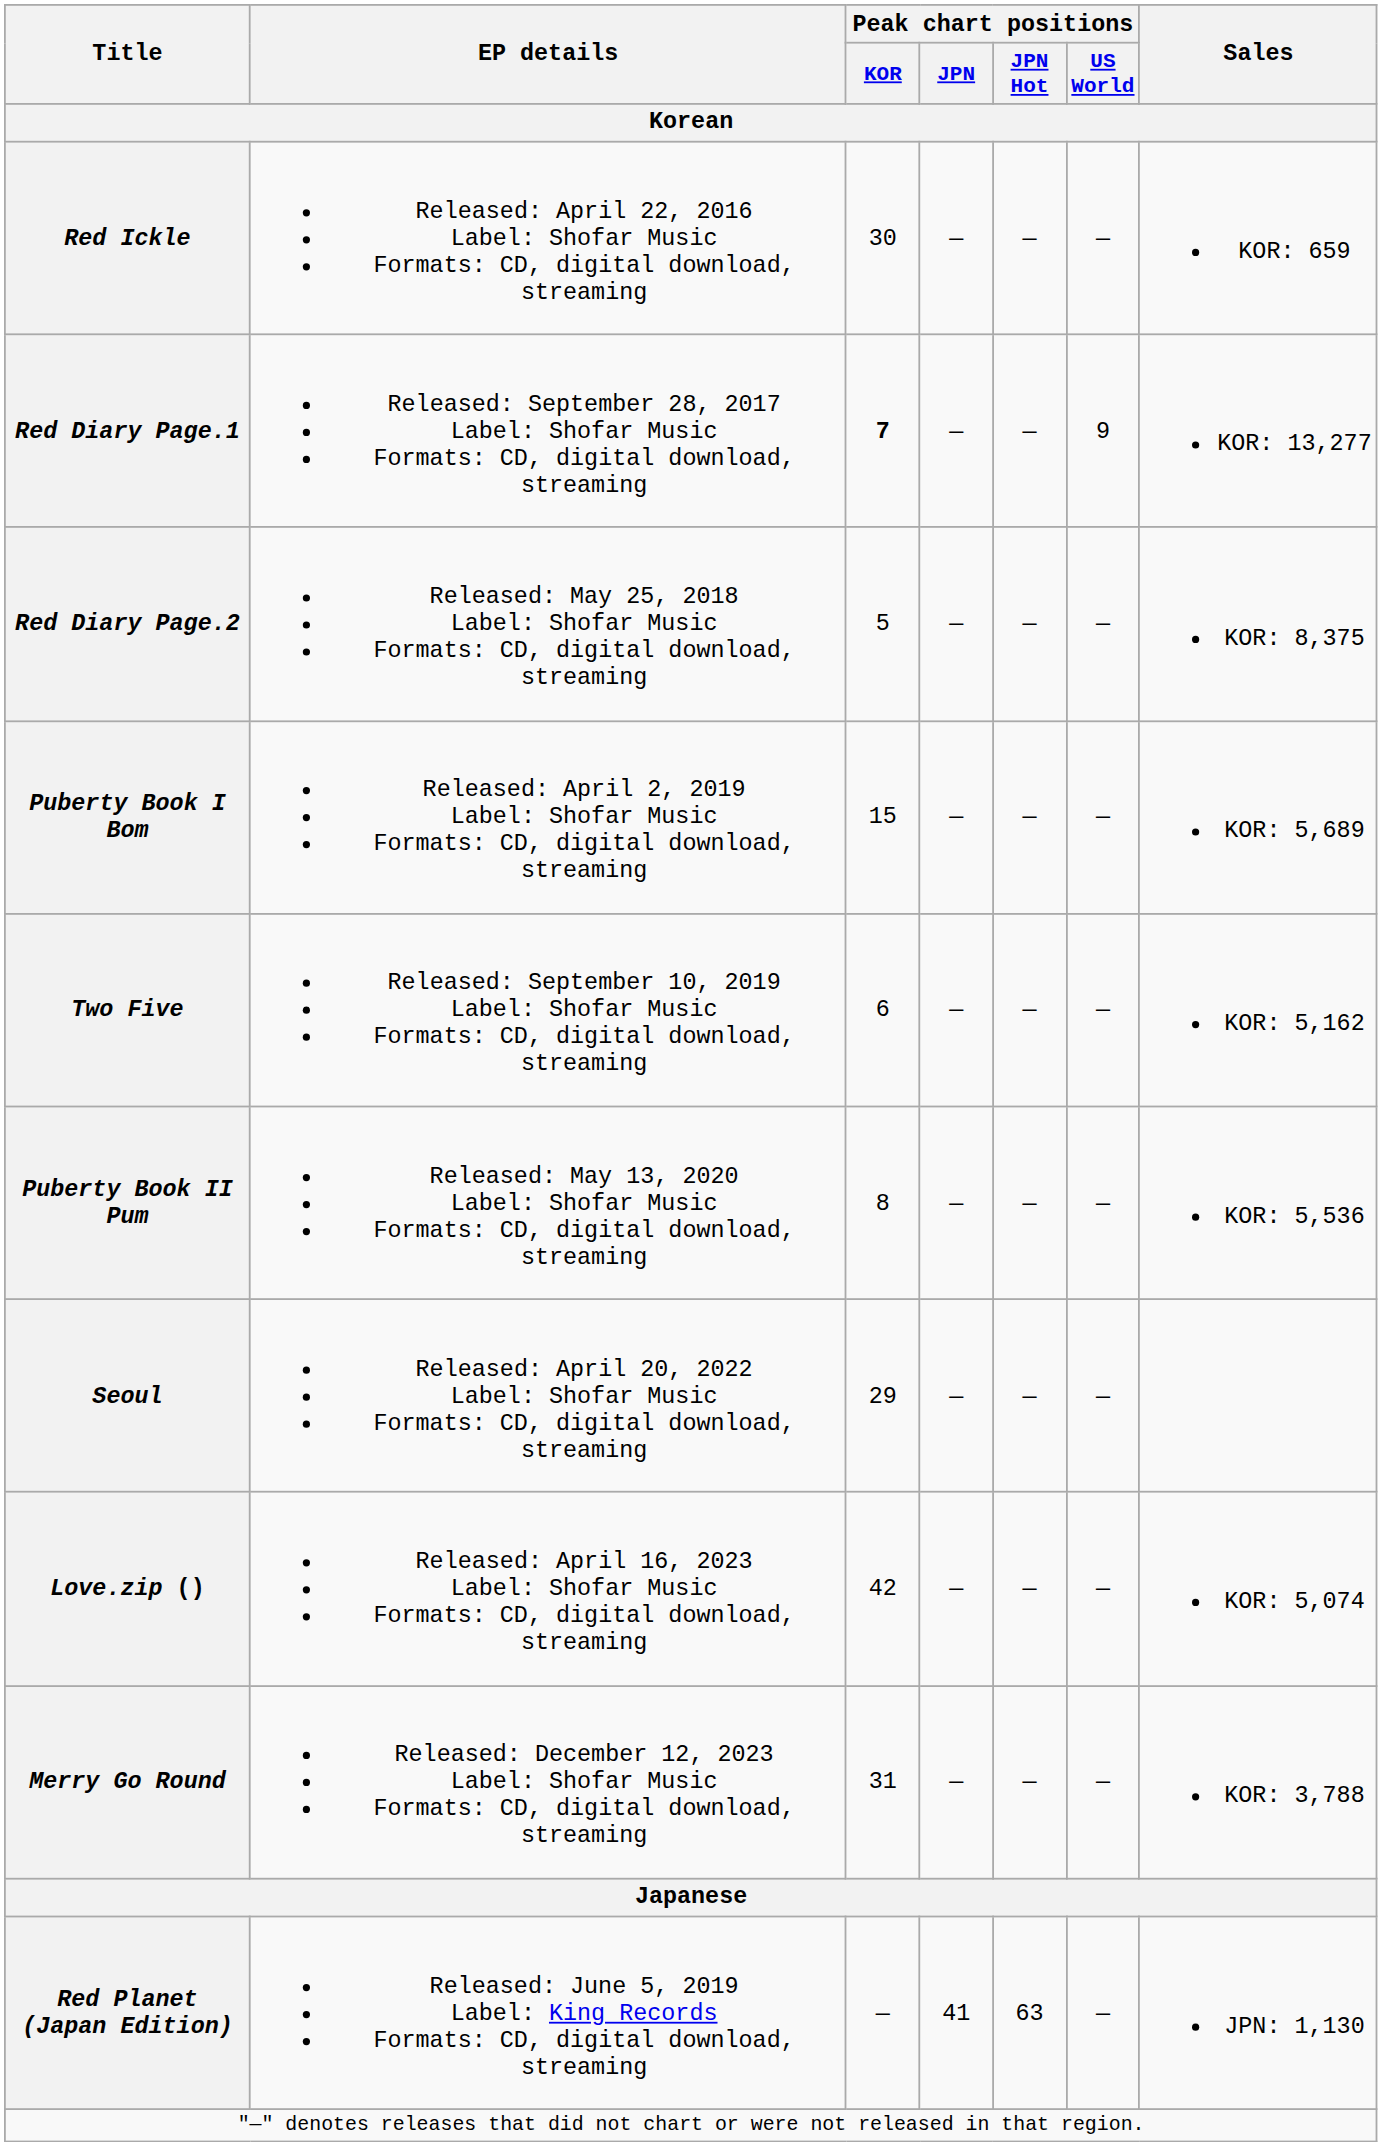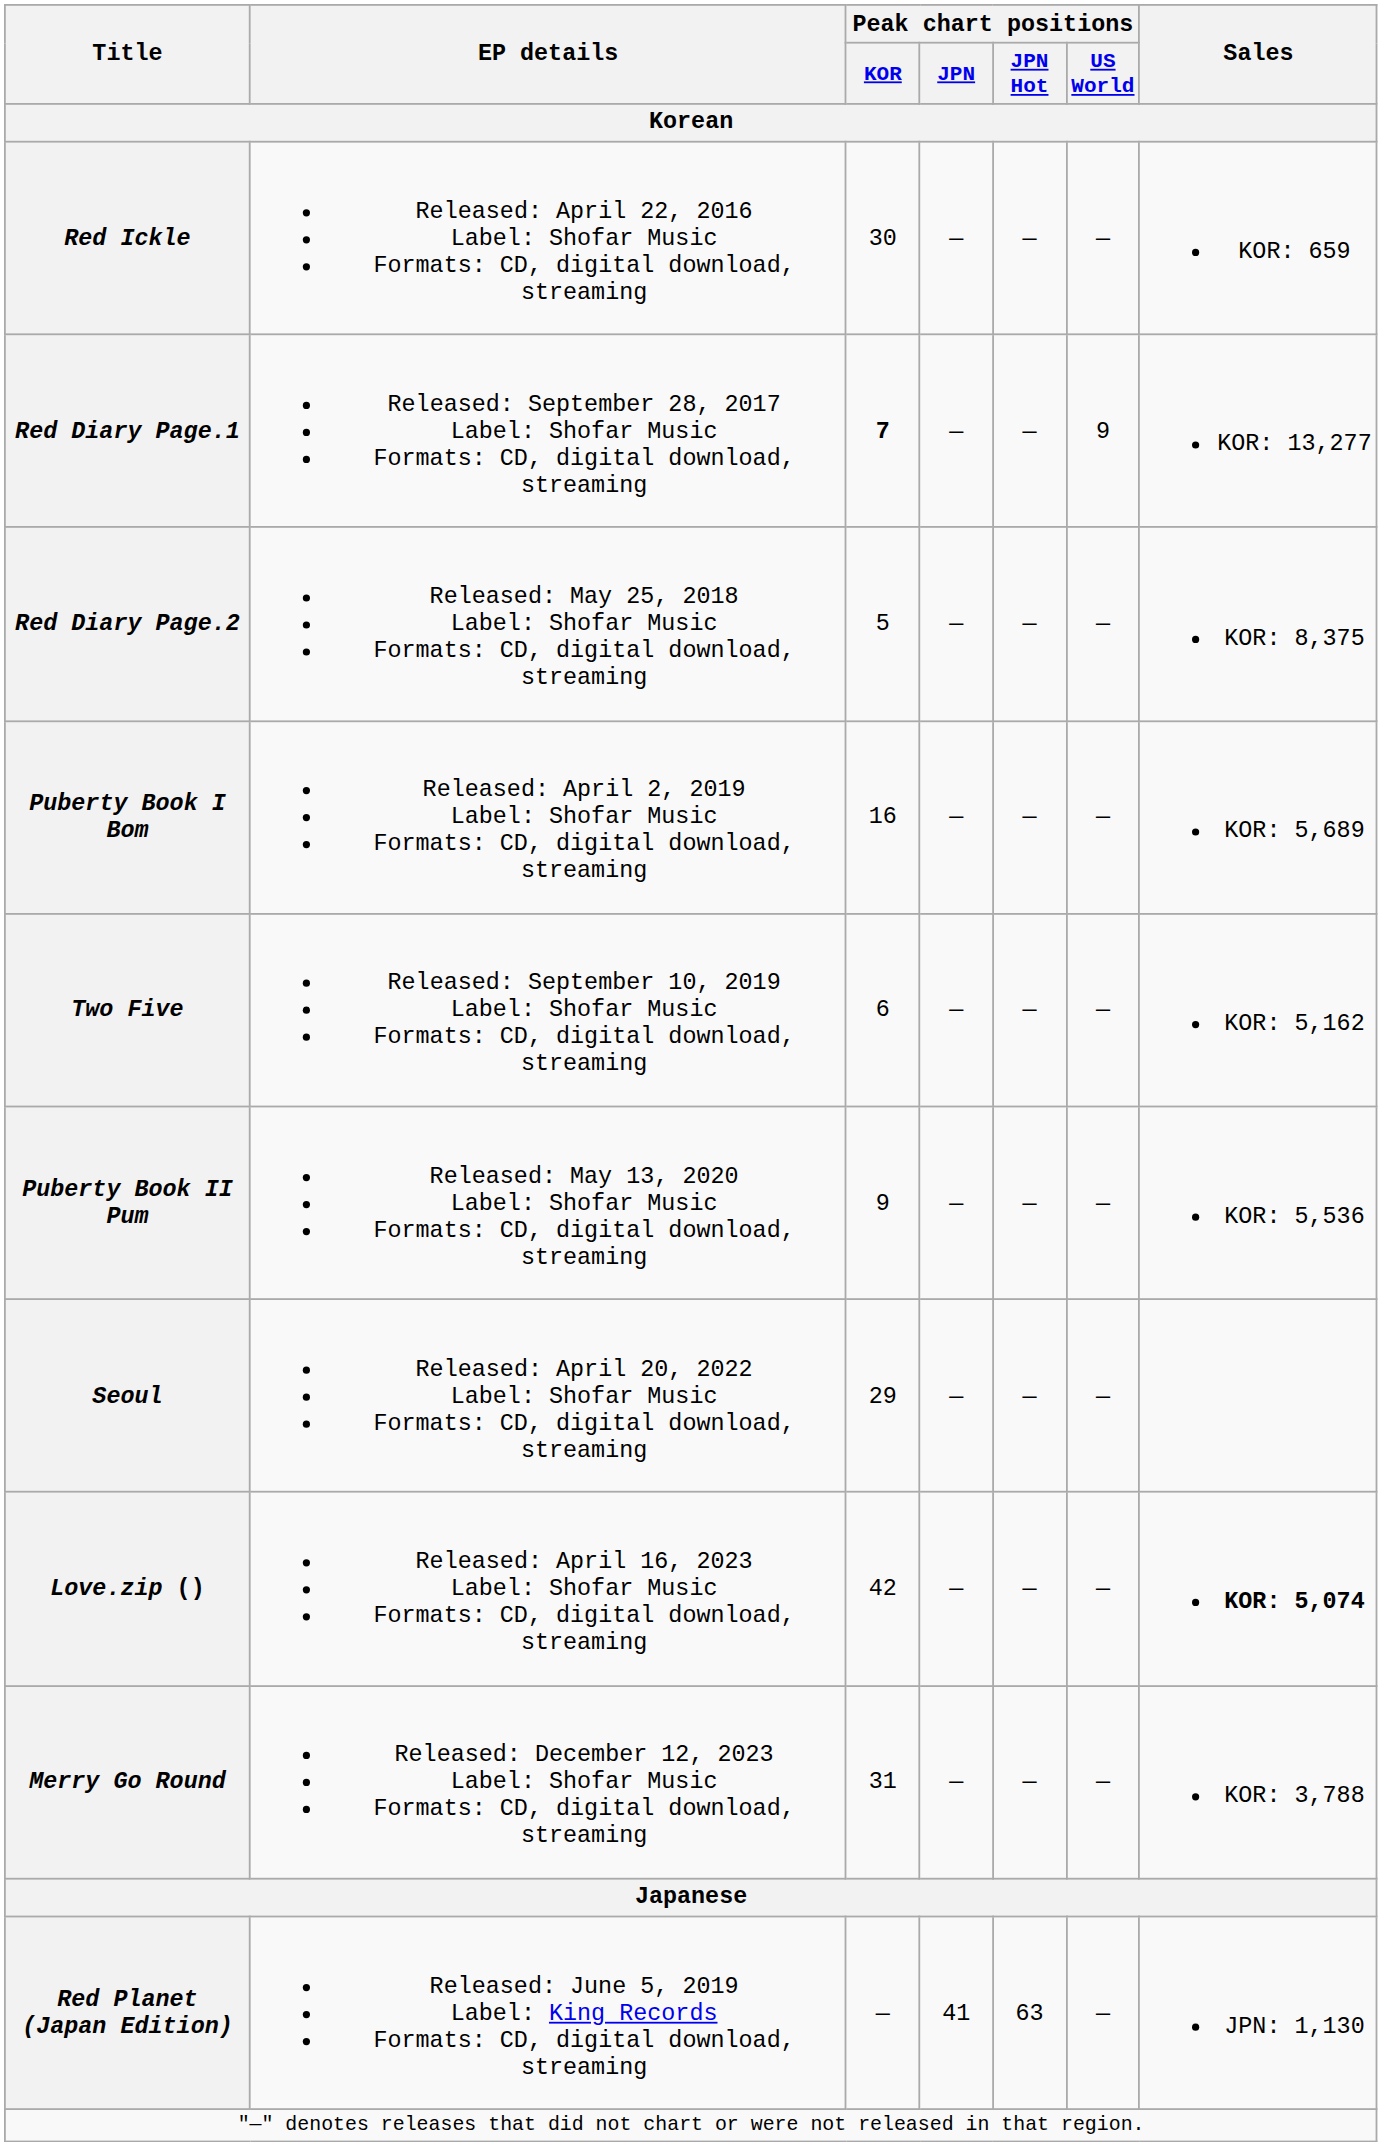(883, 817) 15 -> (883, 817) 16
(883, 1203) 8 -> (883, 1203) 9
(1258, 1602) normal -> (1258, 1602) bold
